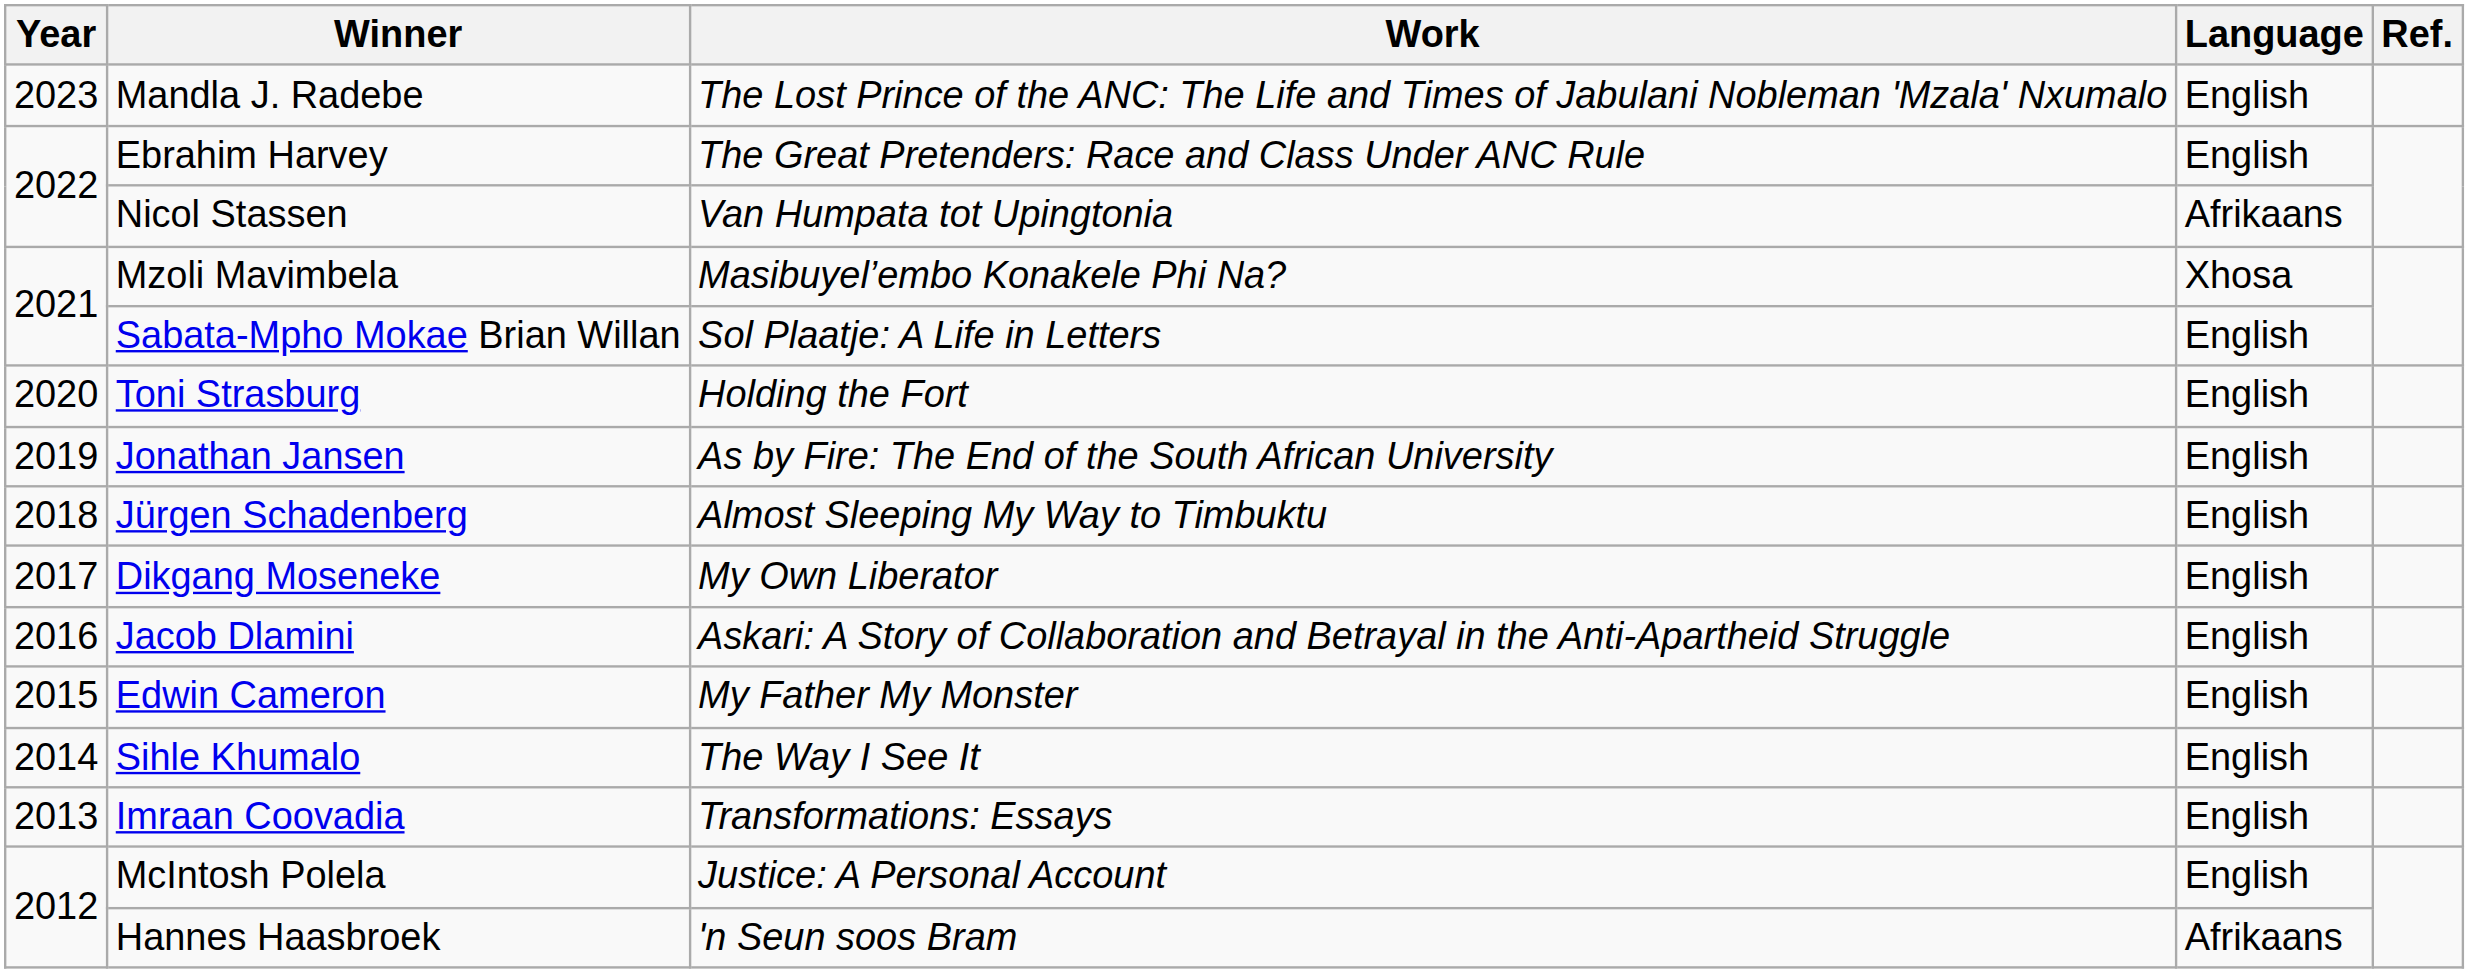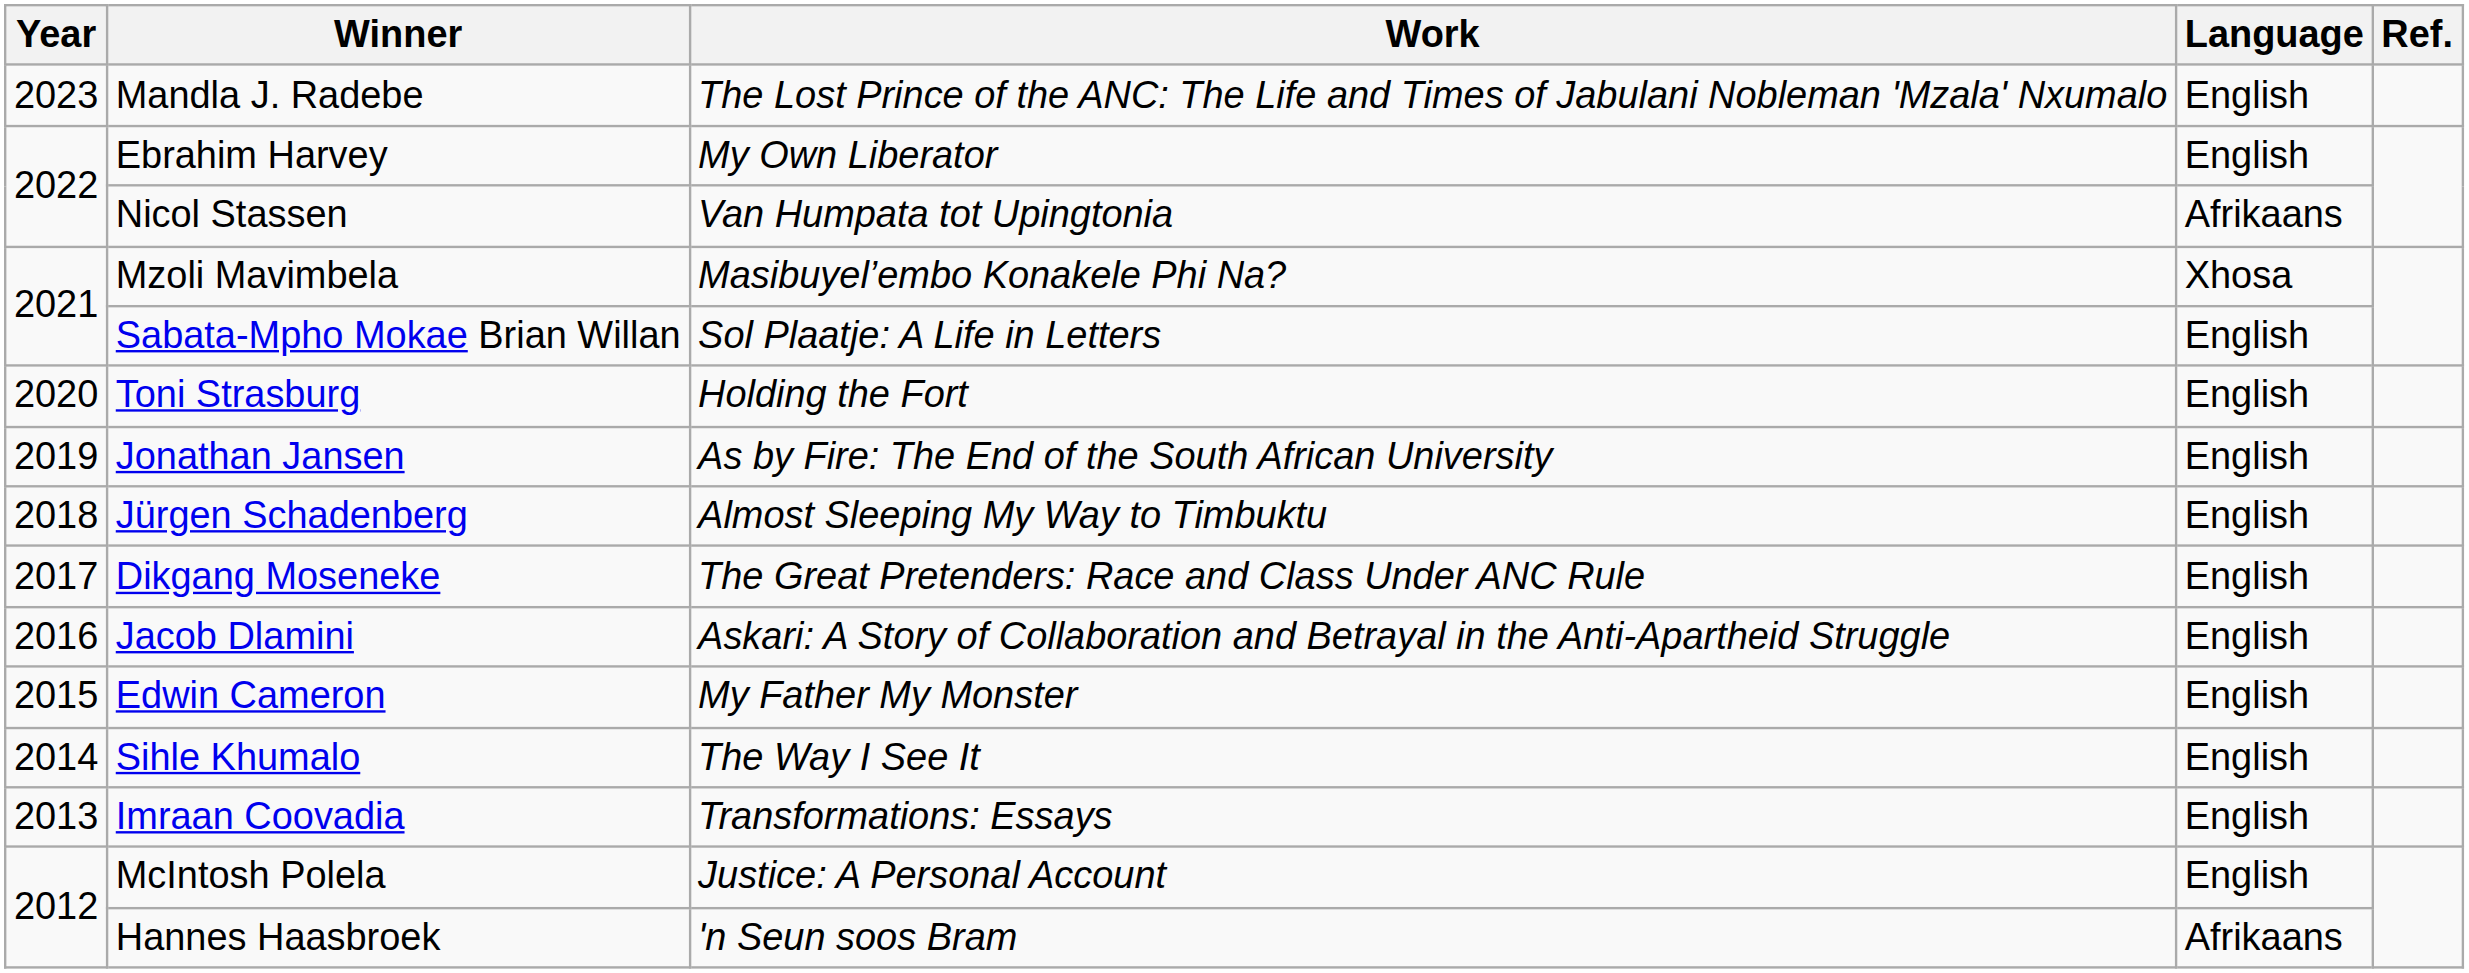(1172, 154) The Great Pretenders: Race and Class Under ANC Rule -> (848, 154) My Own Liberator
(848, 575) My Own Liberator -> (1172, 575) The Great Pretenders: Race and Class Under ANC Rule
